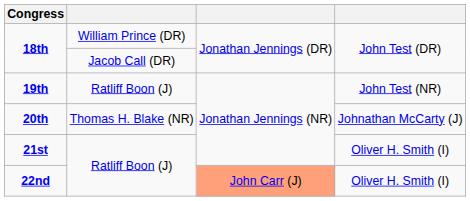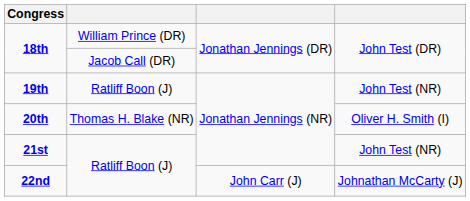(400, 119) Johnathan McCarty (J) -> (400, 119) Oliver H. Smith (I)
(400, 150) Oliver H. Smith (I) -> (400, 150) John Test (NR)
(266, 181) lightsalmon background -> (266, 181) no background
(400, 181) Oliver H. Smith (I) -> (400, 181) Johnathan McCarty (J)
